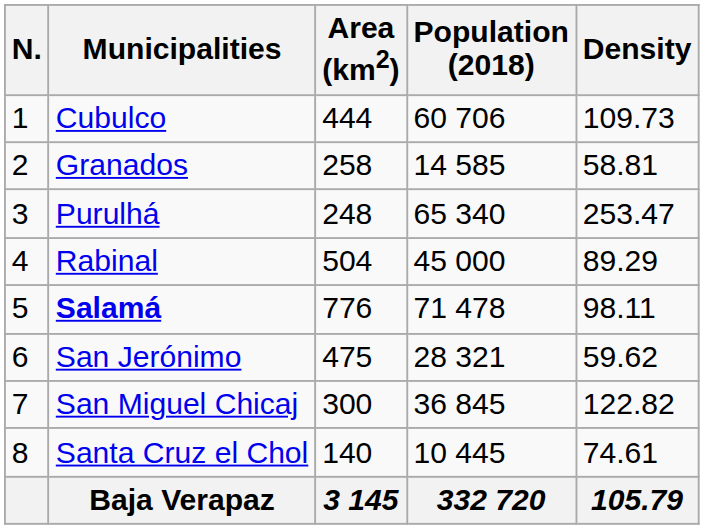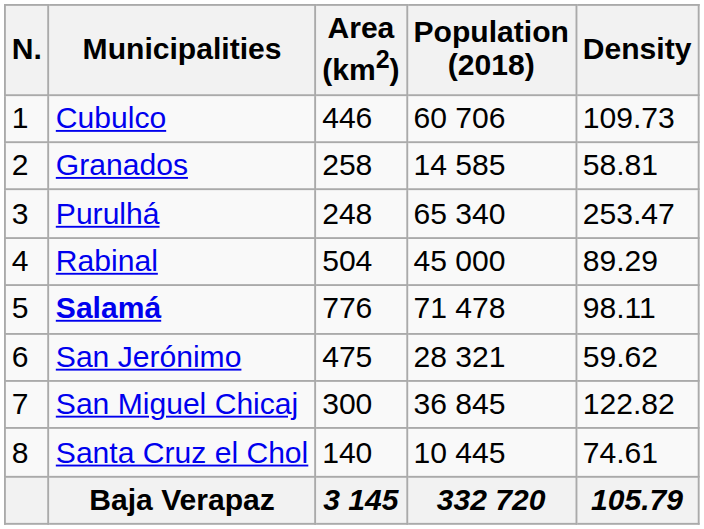(347, 118) 444 -> (347, 118) 446
